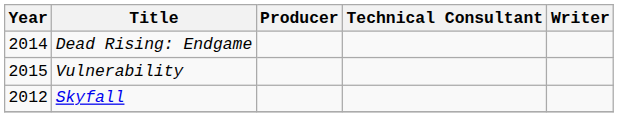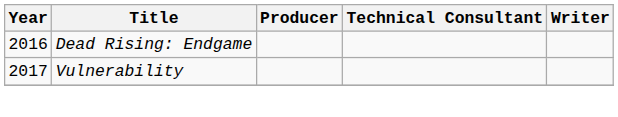(28, 45) 2014 -> (28, 45) 2016
(28, 71) 2015 -> (28, 71) 2017
- row: (90, 98)
